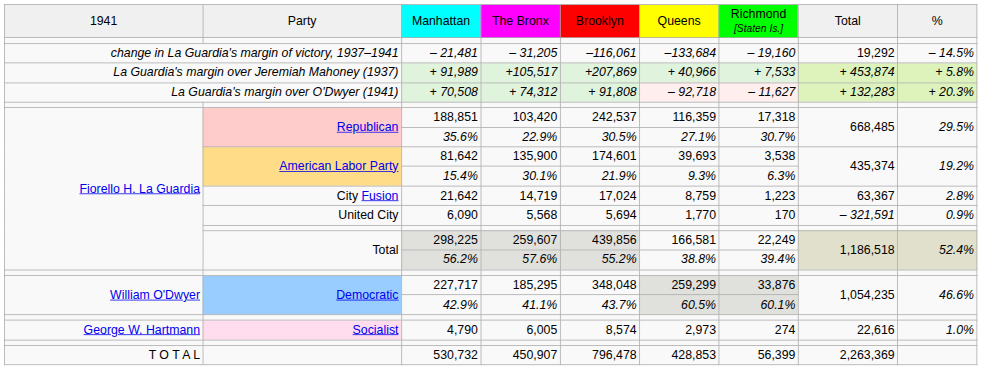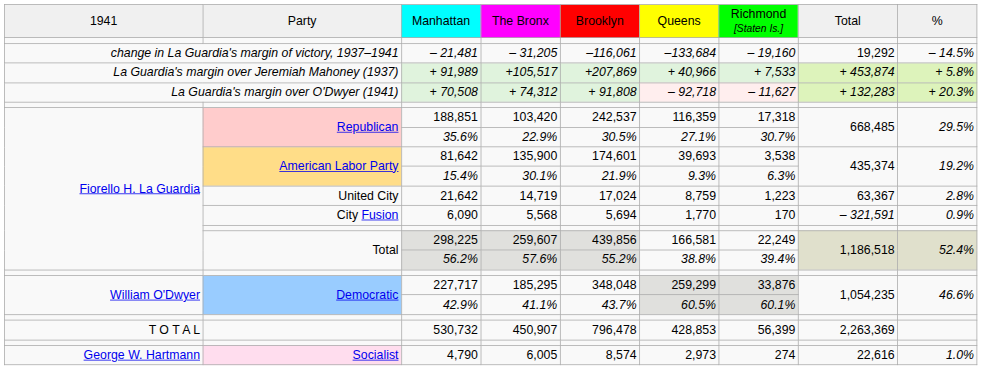(368, 195) City Fusion -> (368, 195) United City
(368, 215) United City -> (368, 215) City Fusion
rows swapped: (142, 330) <-> (174, 355)
